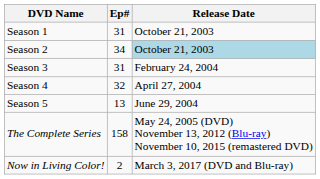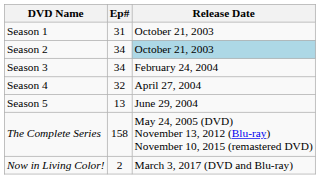(120, 67) 31 -> (120, 67) 34
